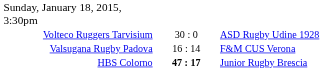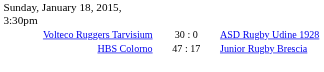- row: (101, 48)
(186, 62) bold -> (186, 48) normal
